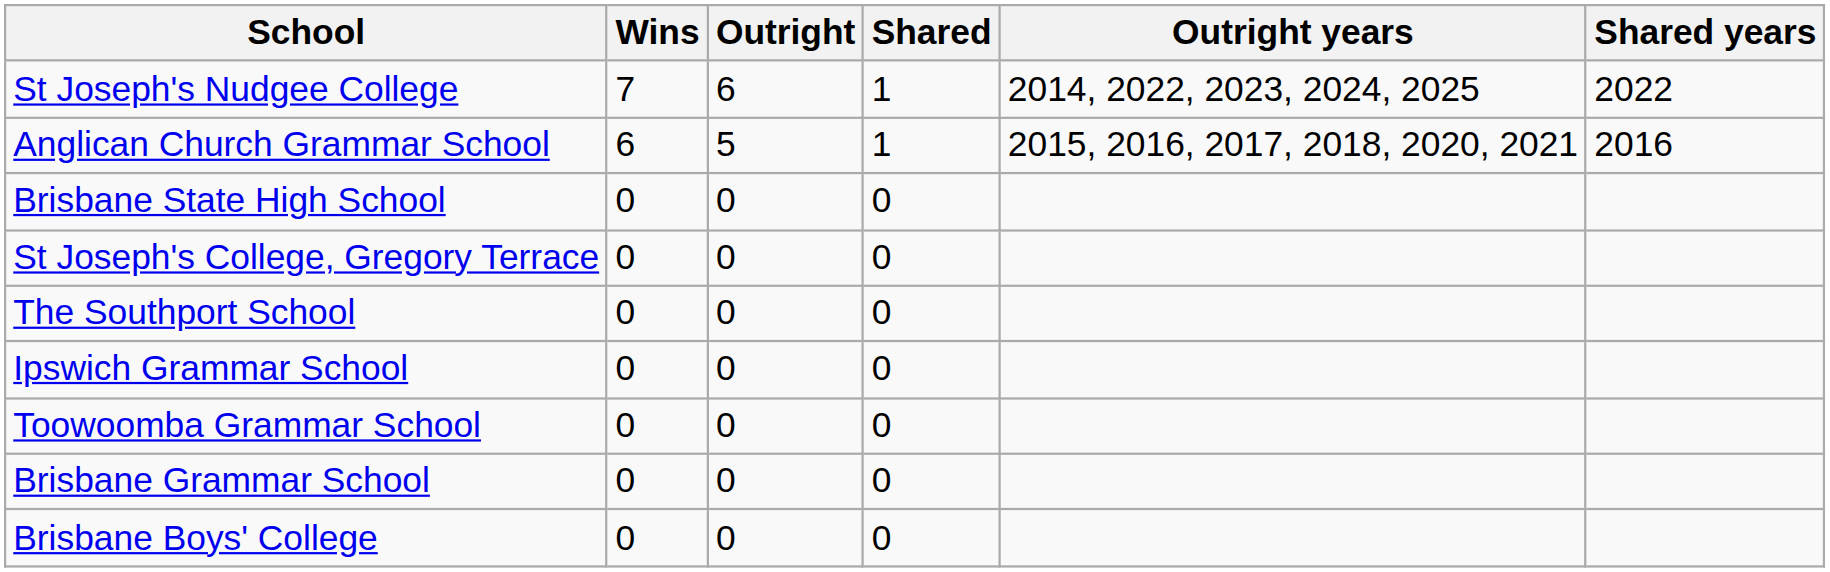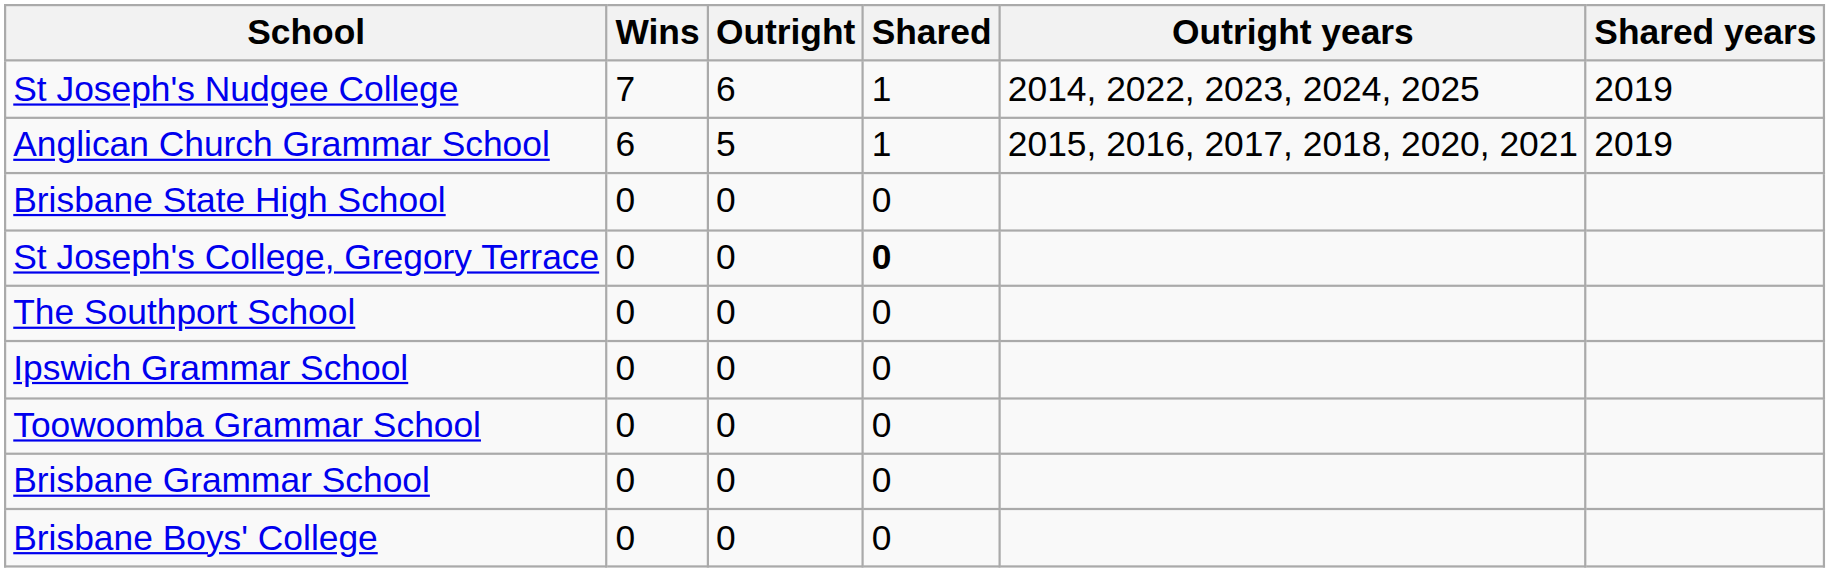(1634, 88) 2022 -> (1634, 88) 2019
(1634, 144) 2016 -> (1634, 144) 2019
(881, 256) normal -> (881, 256) bold
